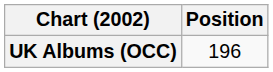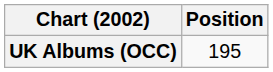(225, 51) 196 -> (225, 51) 195
